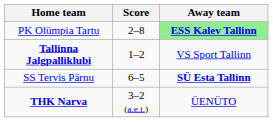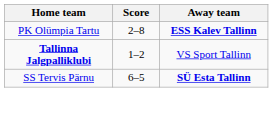(214, 30) lightgreen background -> (214, 30) no background
- row: (59, 101)
